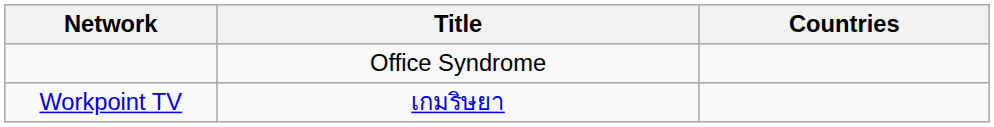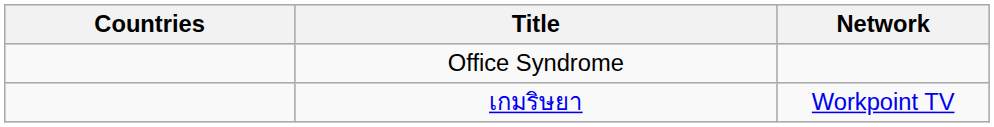columns swapped: (844, 24) <-> (111, 24)
